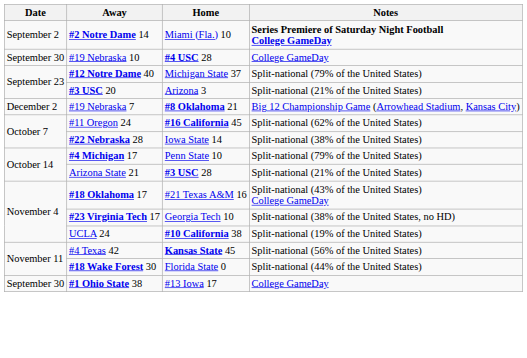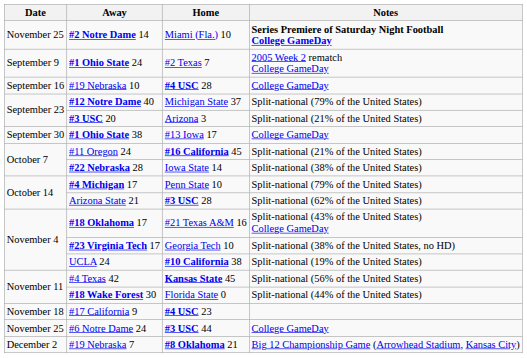(33, 35) September 2 -> (35, 35) November 25
+ row: (106, 63)
(35, 57) September 30 -> (35, 85) September 16
rows swapped: (106, 283) <-> (102, 106)
(337, 123) Split-national (62% of the United States) -> (337, 151) Split-national (21% of the United States)
(337, 172) Split-national (21% of the United States) -> (337, 201) Split-national (62% of the United States)
+ row: (103, 311)
+ row: (108, 328)
